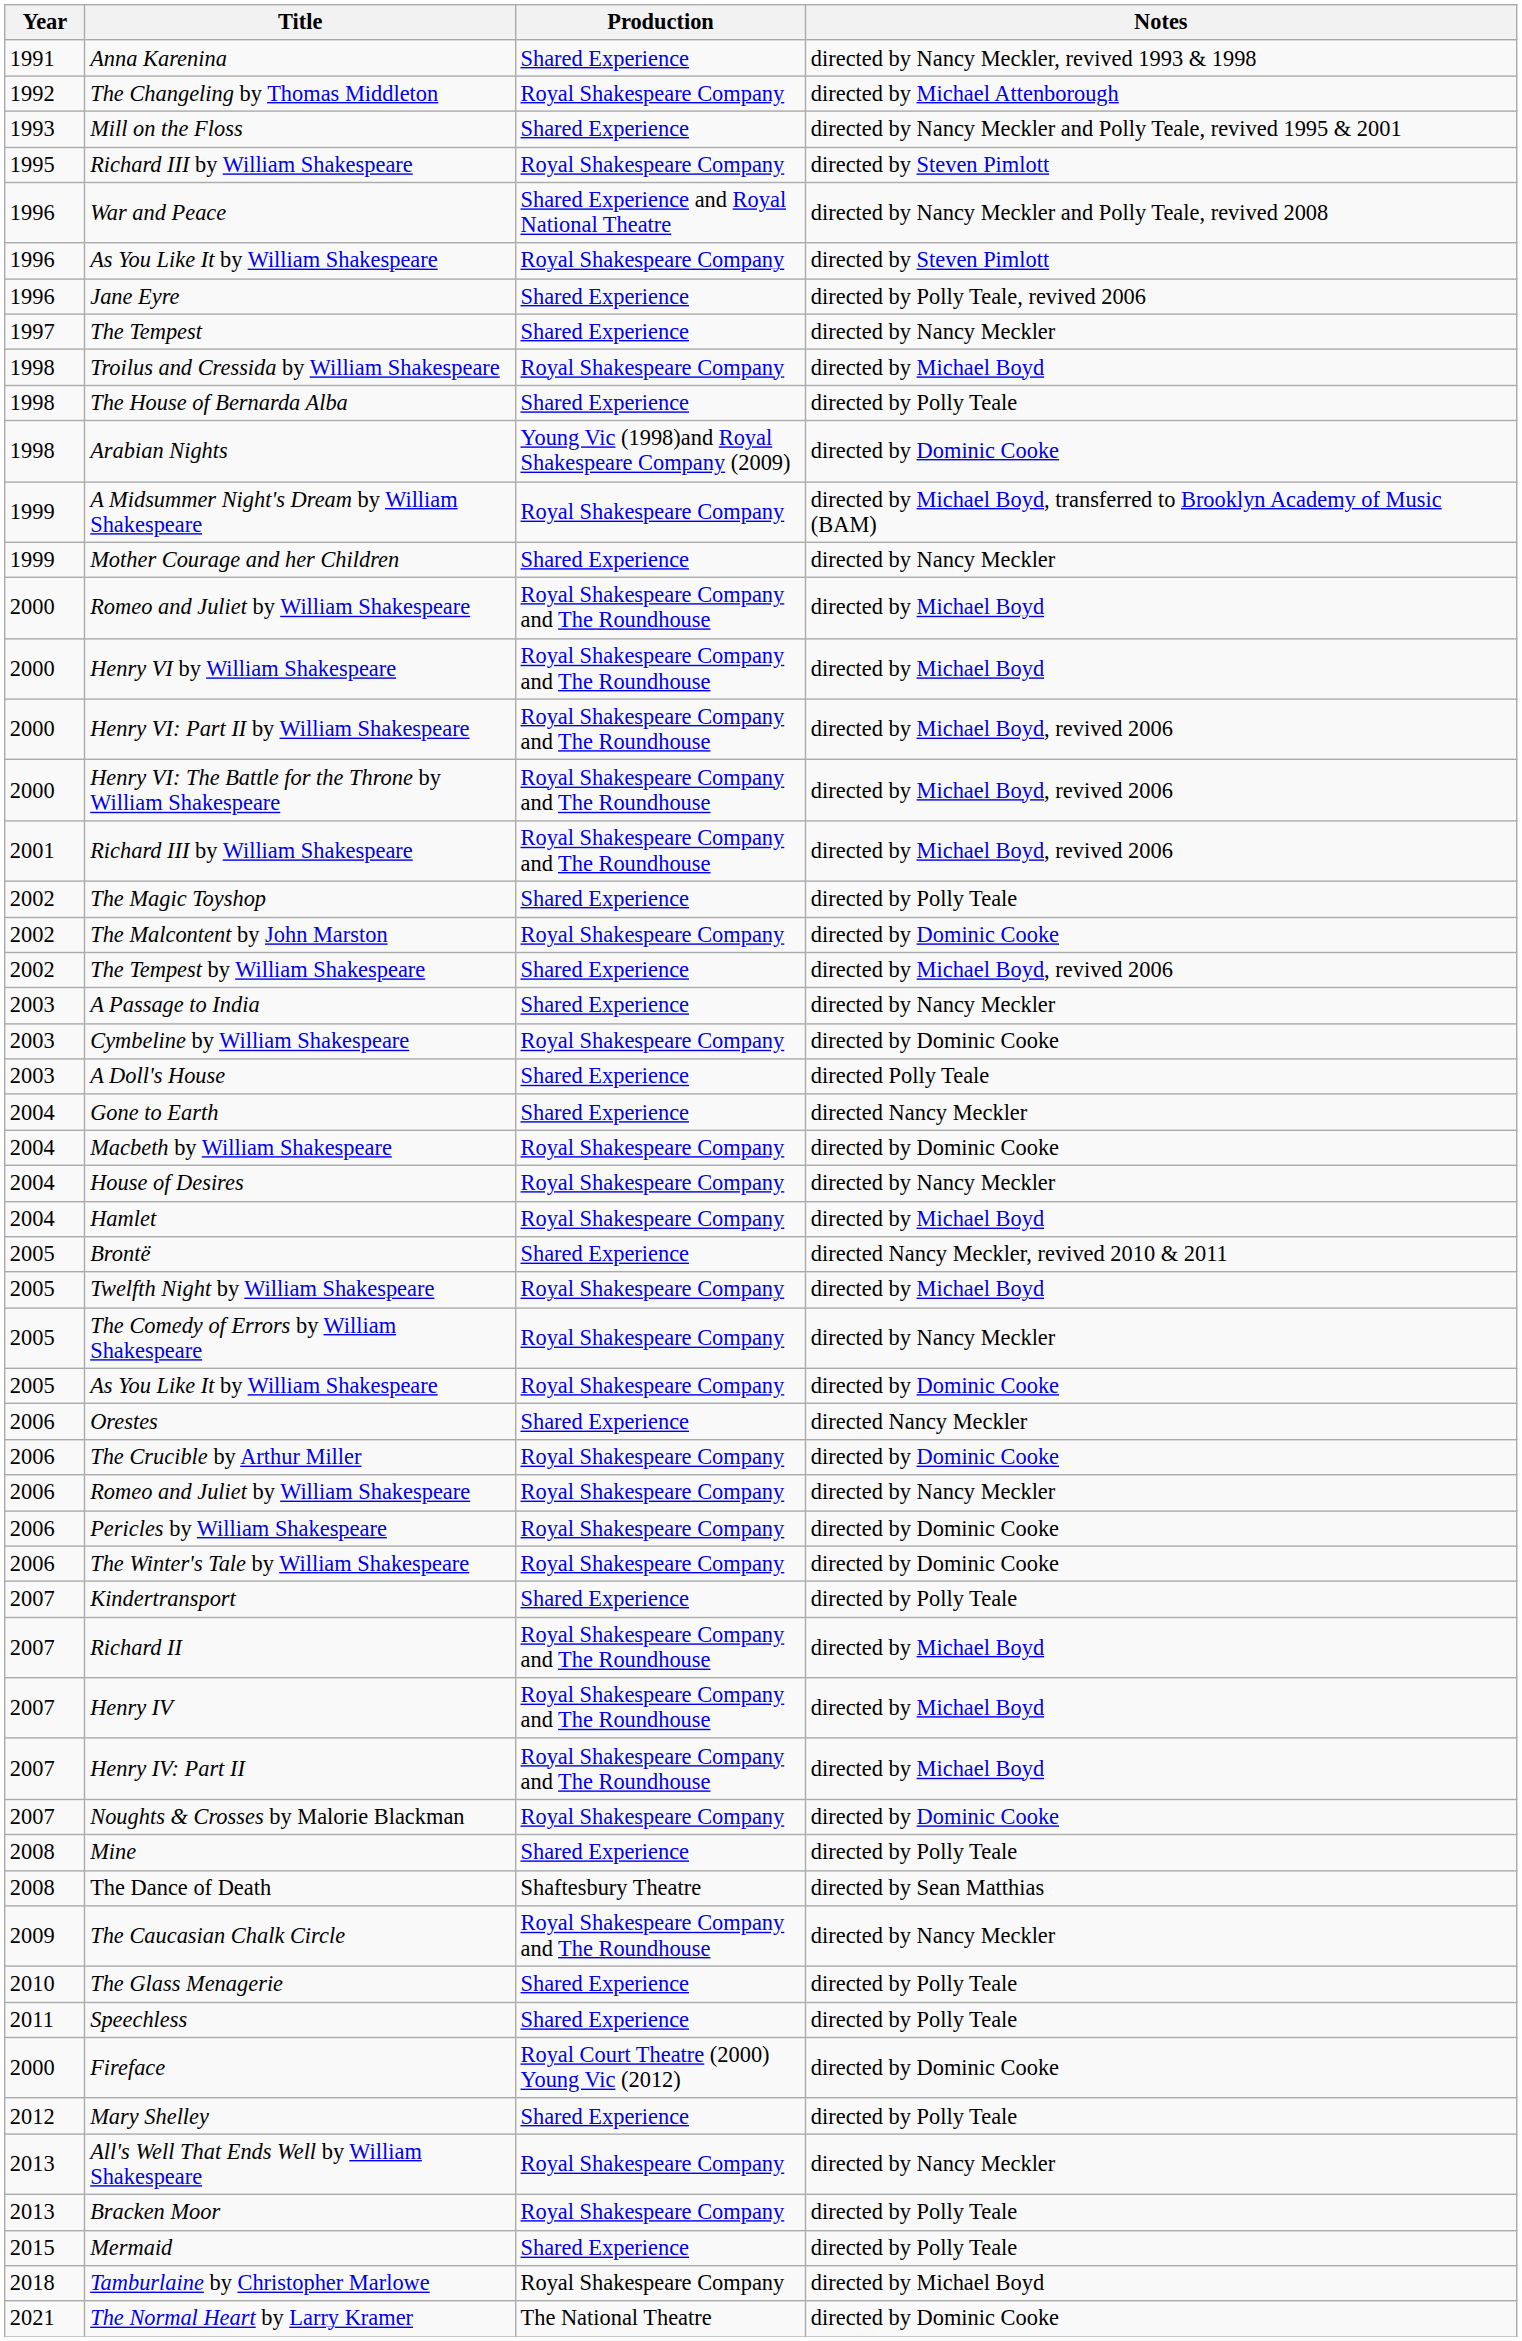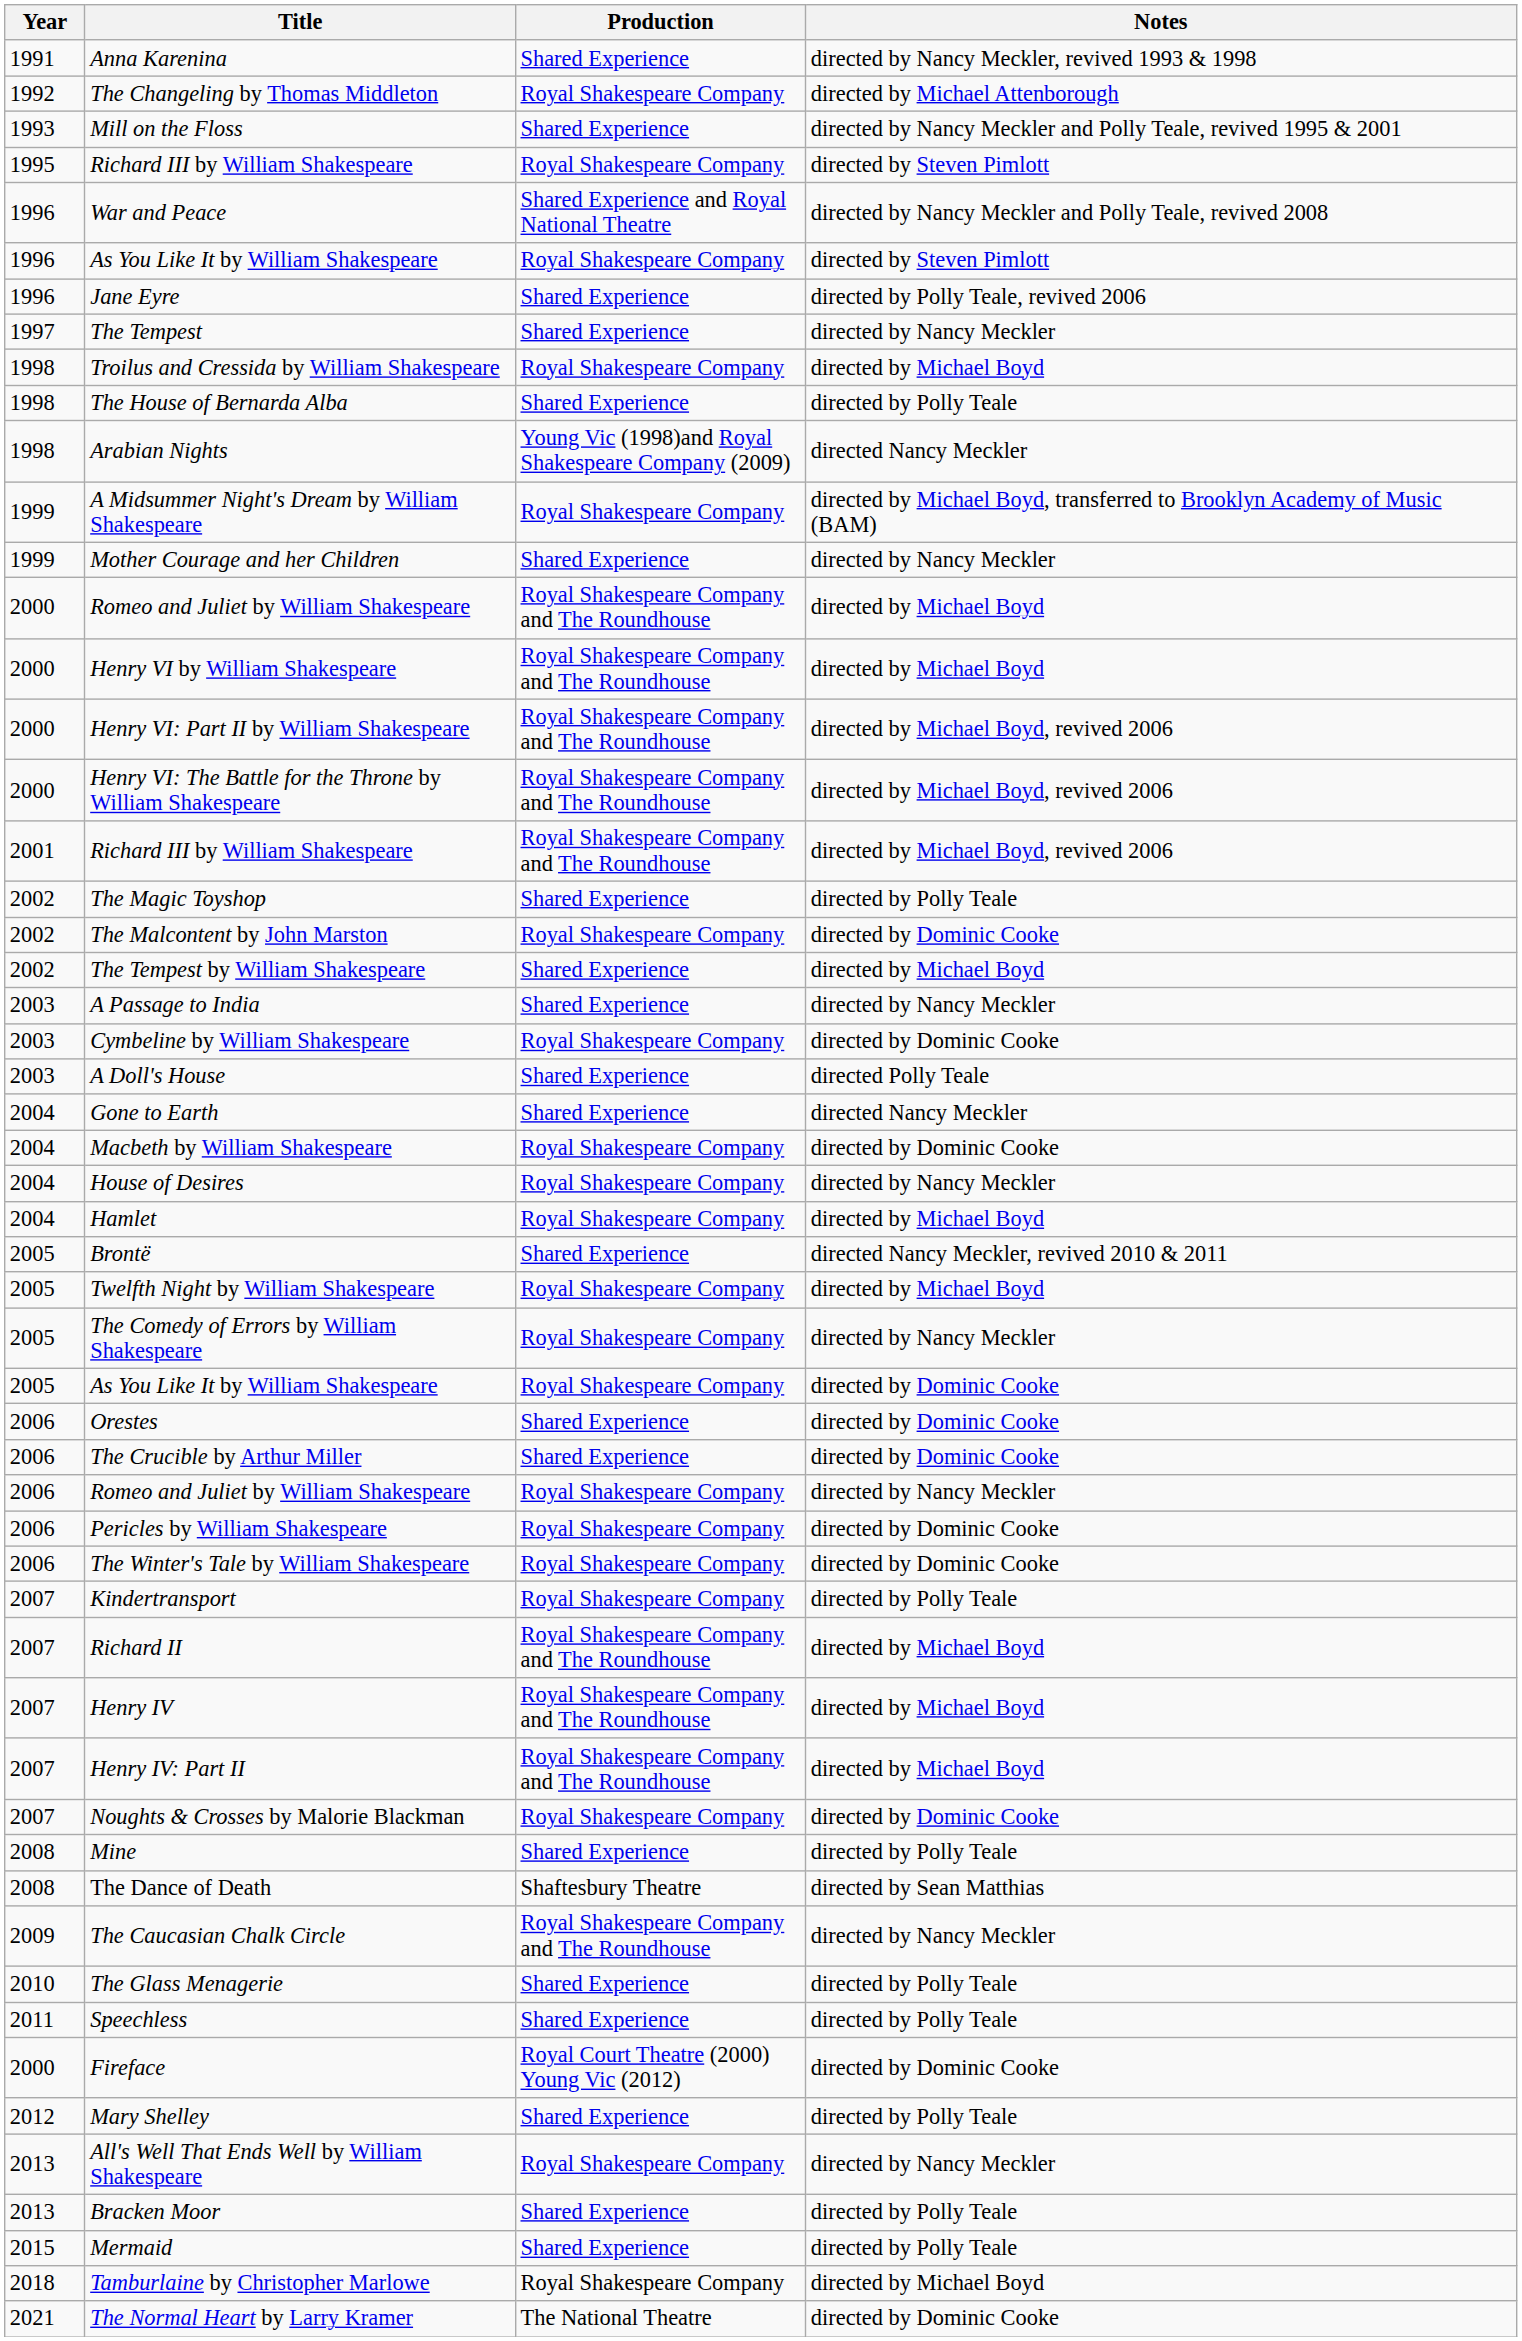(935, 450) directed by Dominic Cooke -> (919, 450) directed Nancy Meckler
(992, 969) directed by Michael Boyd, revived 2006 -> (927, 969) directed by Michael Boyd
(919, 1421) directed Nancy Meckler -> (935, 1421) directed by Dominic Cooke
(652, 1456) Royal Shakespeare Company -> (605, 1456) Shared Experience
(605, 1599) Shared Experience -> (652, 1599) Royal Shakespeare Company
(652, 2212) Royal Shakespeare Company -> (605, 2212) Shared Experience
